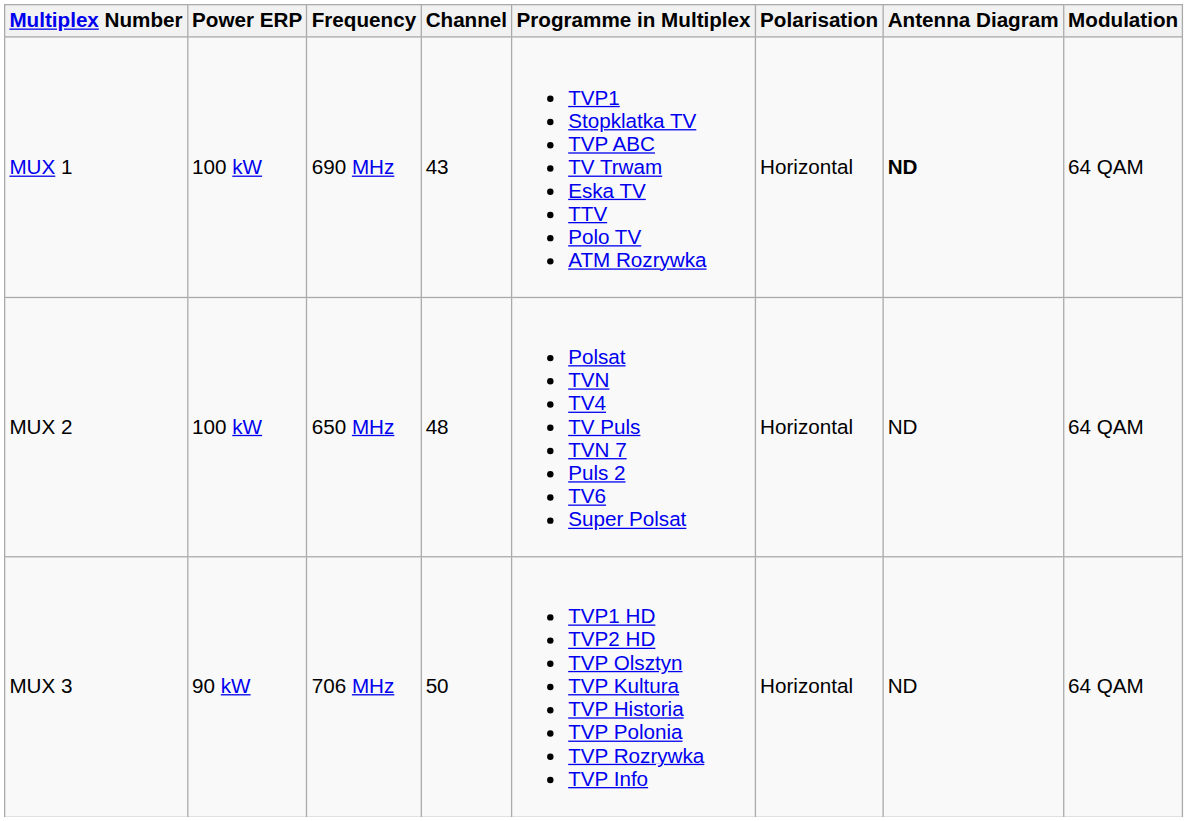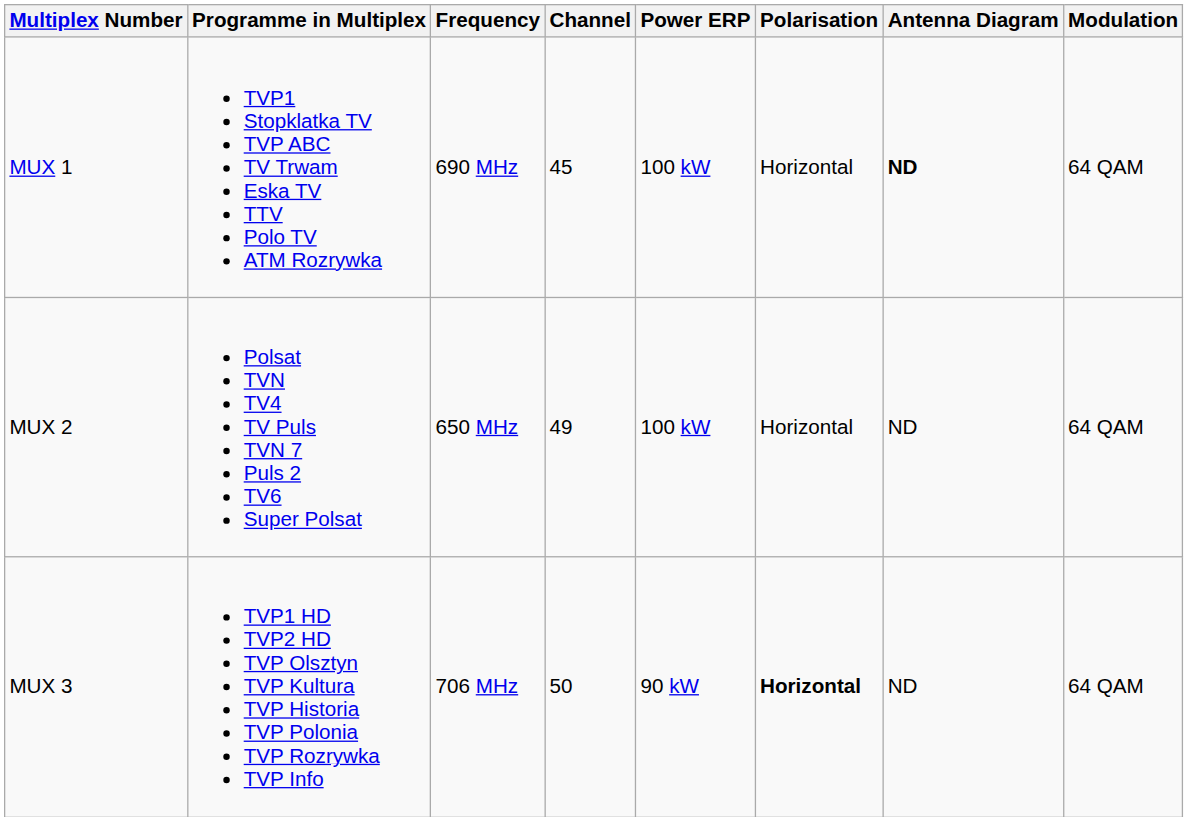columns swapped: (634, 20) <-> (247, 20)
(437, 167) 43 -> (561, 167) 45
(437, 426) 48 -> (561, 426) 49
(807, 686) normal -> (811, 686) bold
